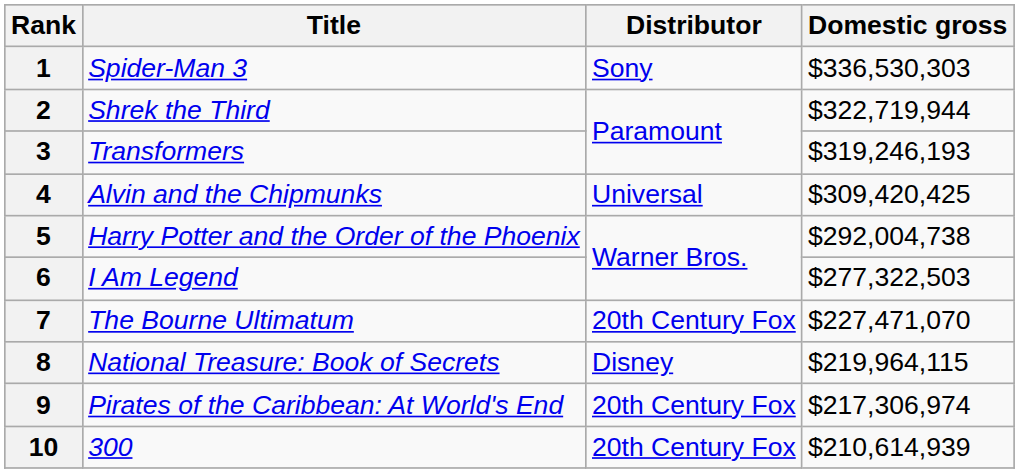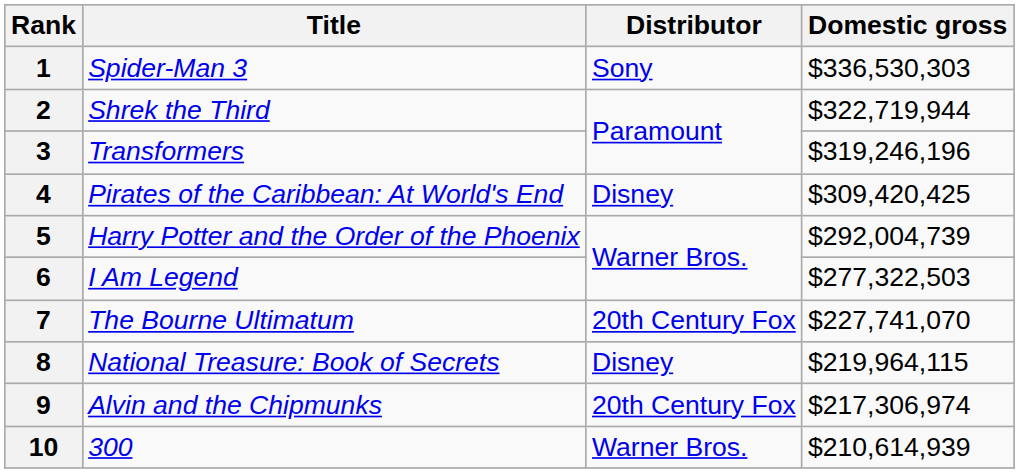(889, 151) $319,246,193 -> (889, 151) $319,246,196
(235, 194) Alvin and the Chipmunks -> (326, 194) Pirates of the Caribbean: At World's End
(647, 194) Universal -> (633, 194) Disney
(889, 236) $292,004,738 -> (889, 236) $292,004,739
(889, 320) $227,471,070 -> (889, 320) $227,741,070
(326, 404) Pirates of the Caribbean: At World's End -> (235, 404) Alvin and the Chipmunks
(694, 446) 20th Century Fox -> (670, 446) Warner Bros.
